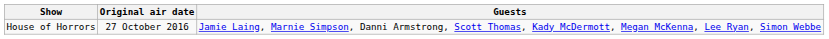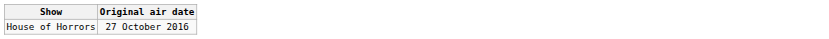- column: (510, 12)
